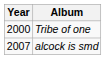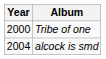(19, 46) 2007 -> (19, 46) 2004
